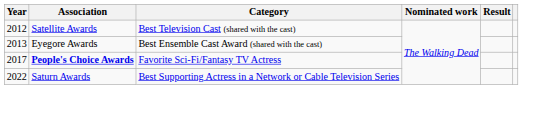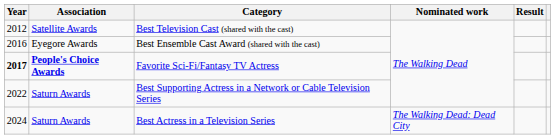(17, 44) 2013 -> (17, 44) 2016
(17, 60) normal -> (17, 66) bold
+ row: (206, 120)
